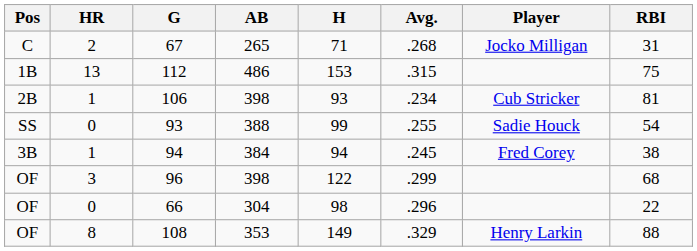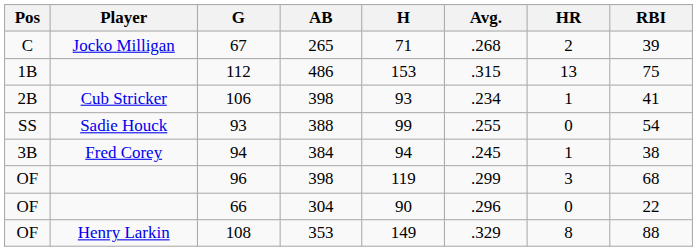columns swapped: (536, 17) <-> (92, 17)
(651, 44) 31 -> (651, 44) 39
(651, 98) 81 -> (651, 98) 41
(339, 179) 122 -> (403, 179) 119
(339, 206) 98 -> (403, 206) 90
